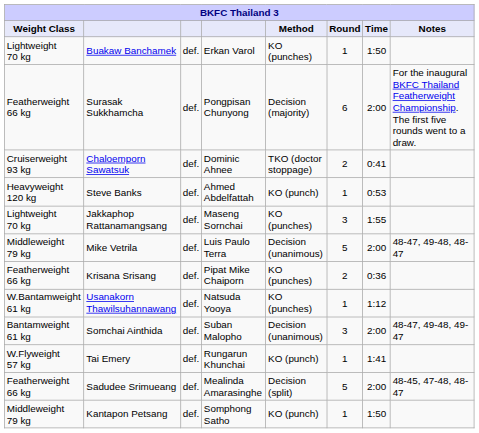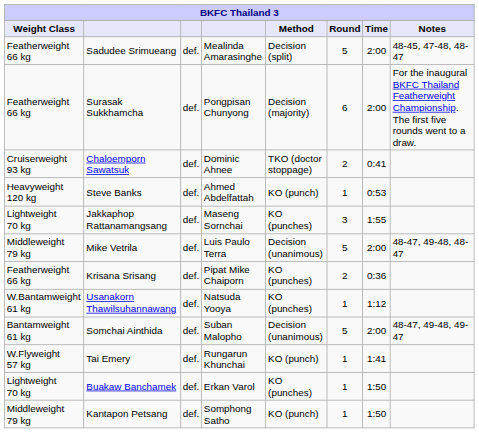rows swapped: (131, 51) <-> (131, 386)
(345, 331) 3 -> (345, 331) 5
